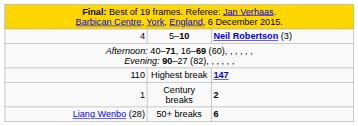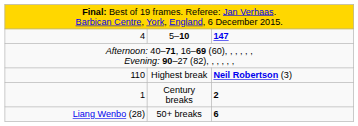(253, 36) Neil Robertson (3) -> (221, 36) 147
(221, 75) 147 -> (253, 75) Neil Robertson (3)
